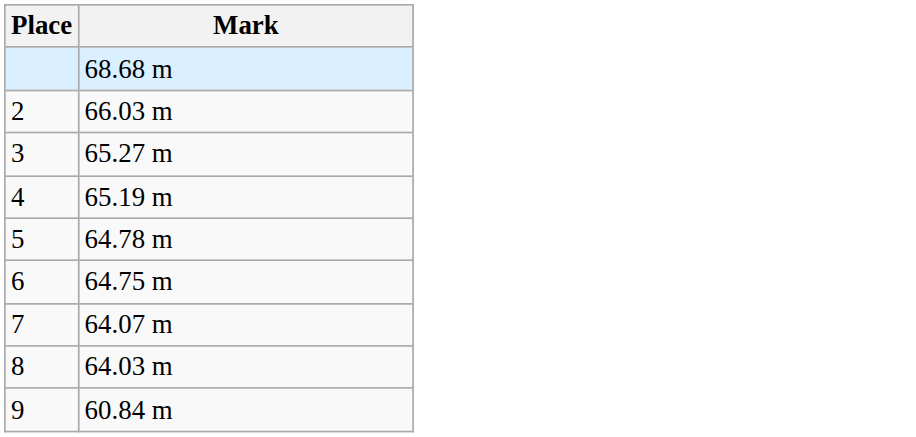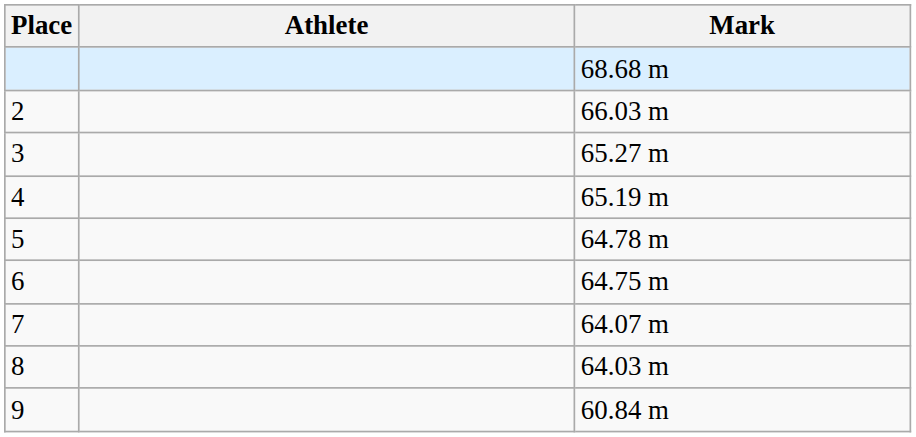+ column: (327, 25)
